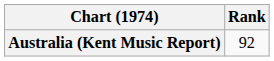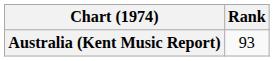(247, 42) 92 -> (247, 42) 93
